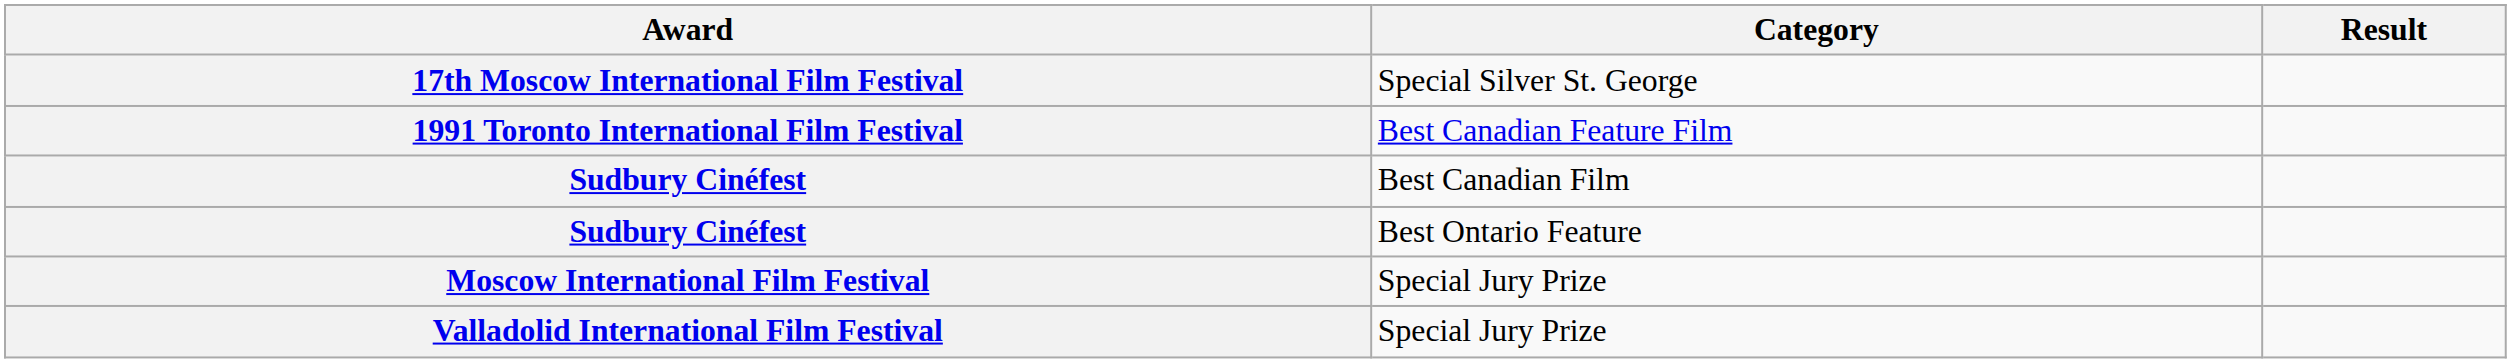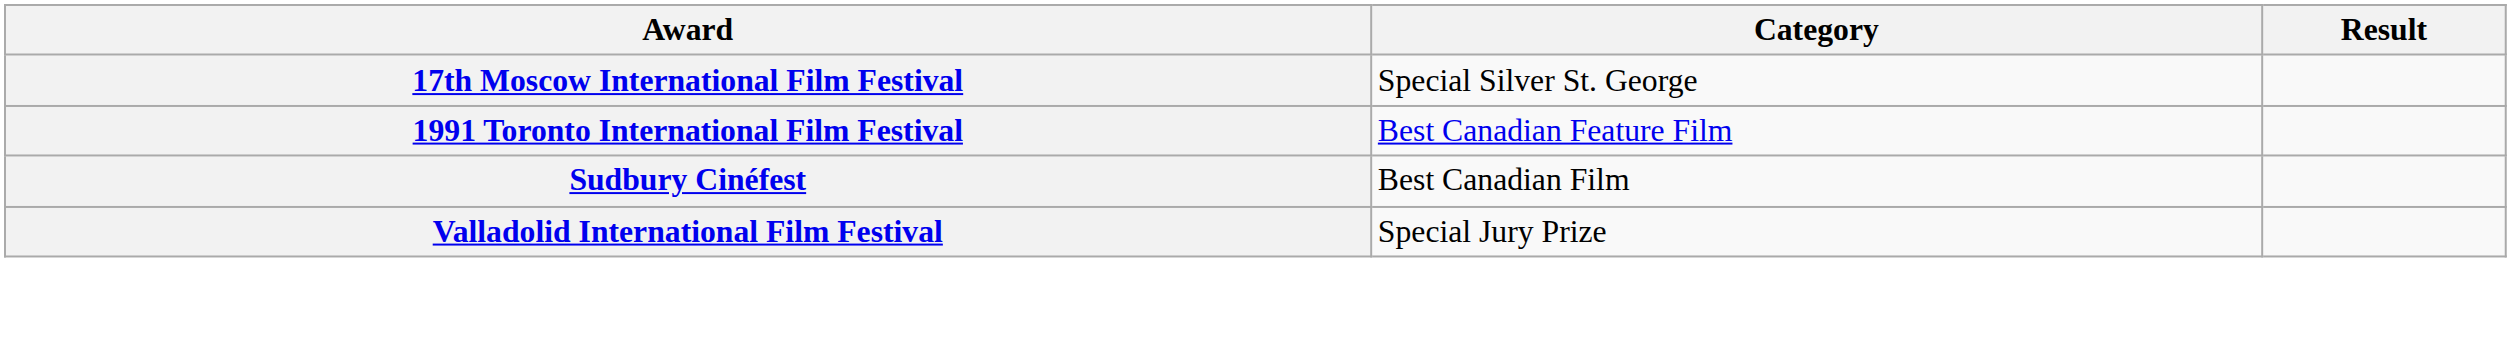- row: (688, 230)
- row: (688, 280)
